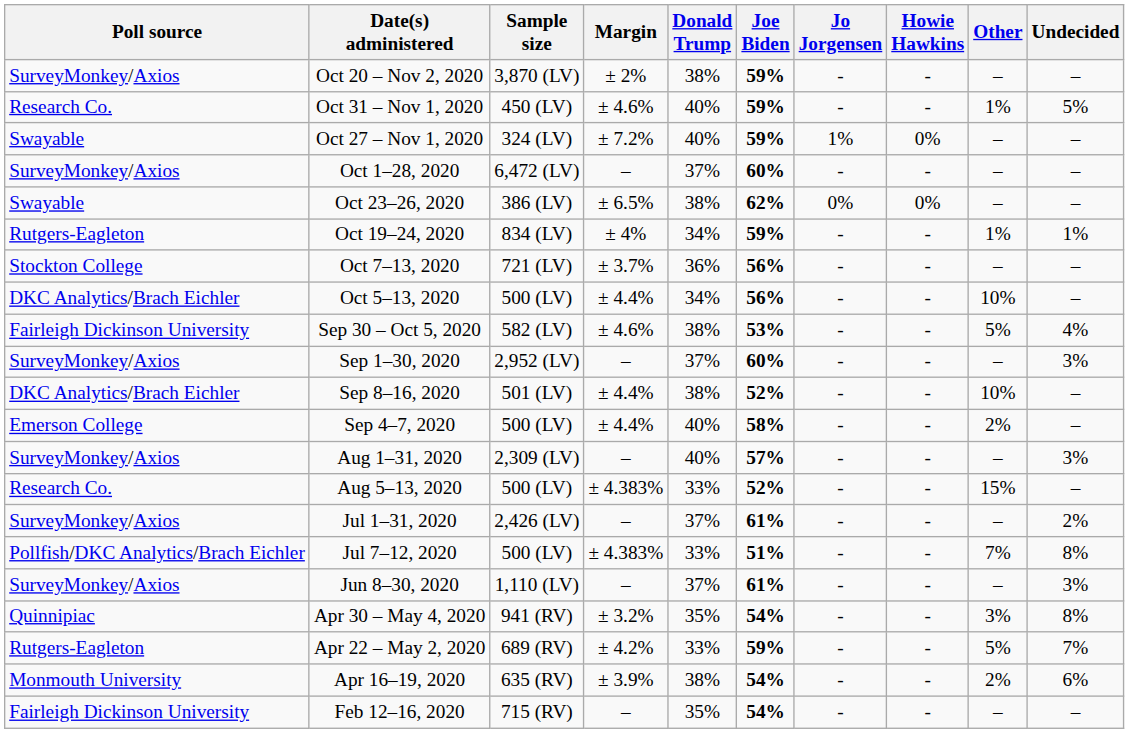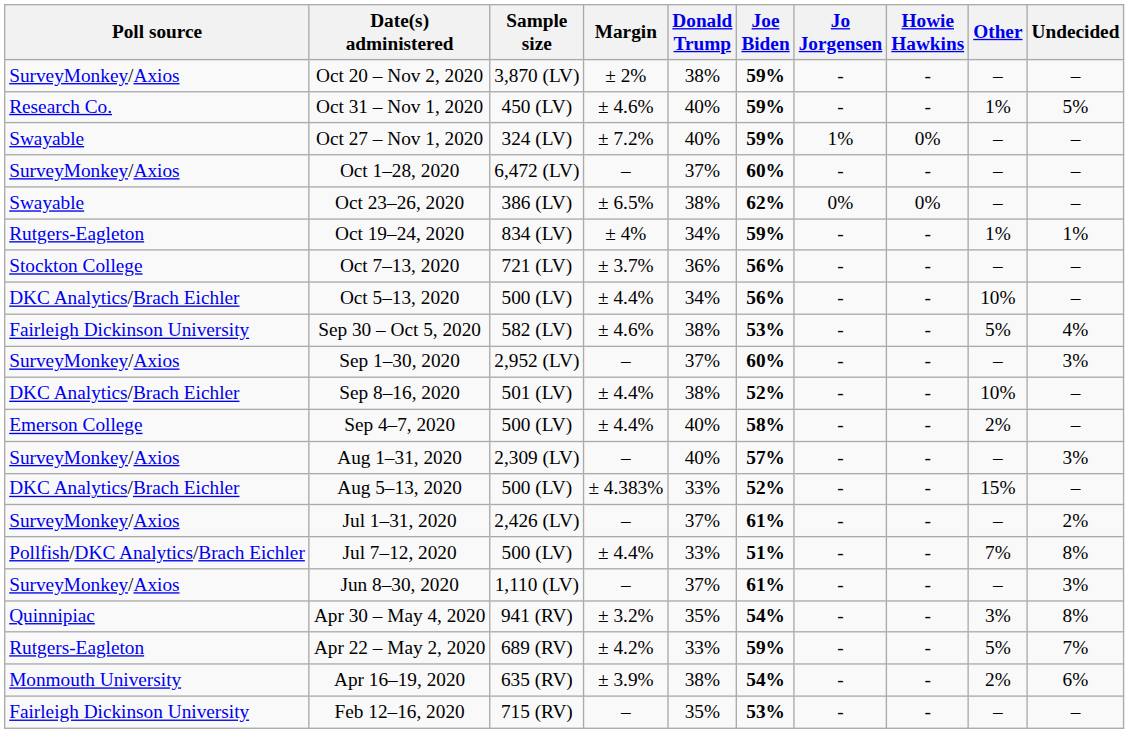(61, 489) Research Co. -> (124, 489) DKC Analytics/Brach Eichler
(626, 552) ± 4.383% -> (626, 552) ± 4.4%
(766, 711) 54% -> (766, 711) 53%
